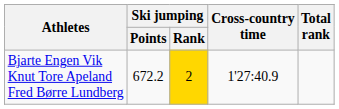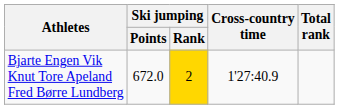(148, 77) 672.2 -> (148, 77) 672.0
